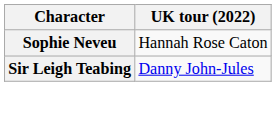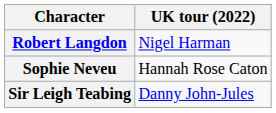+ row: (70, 42)
